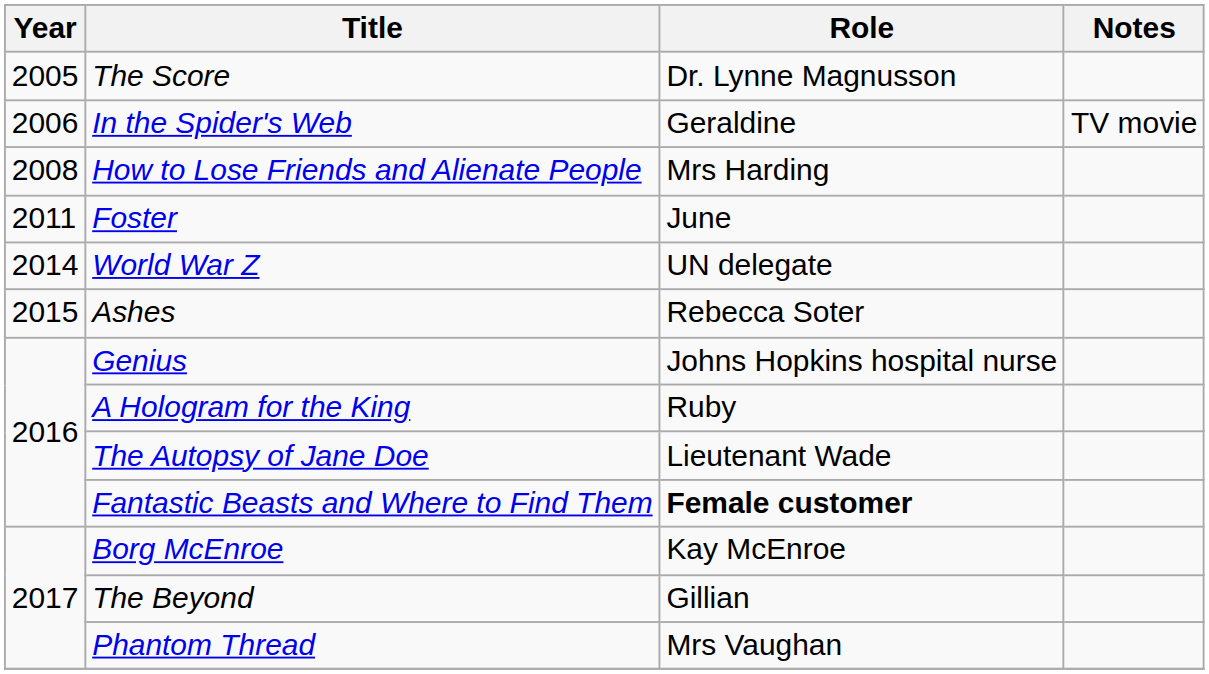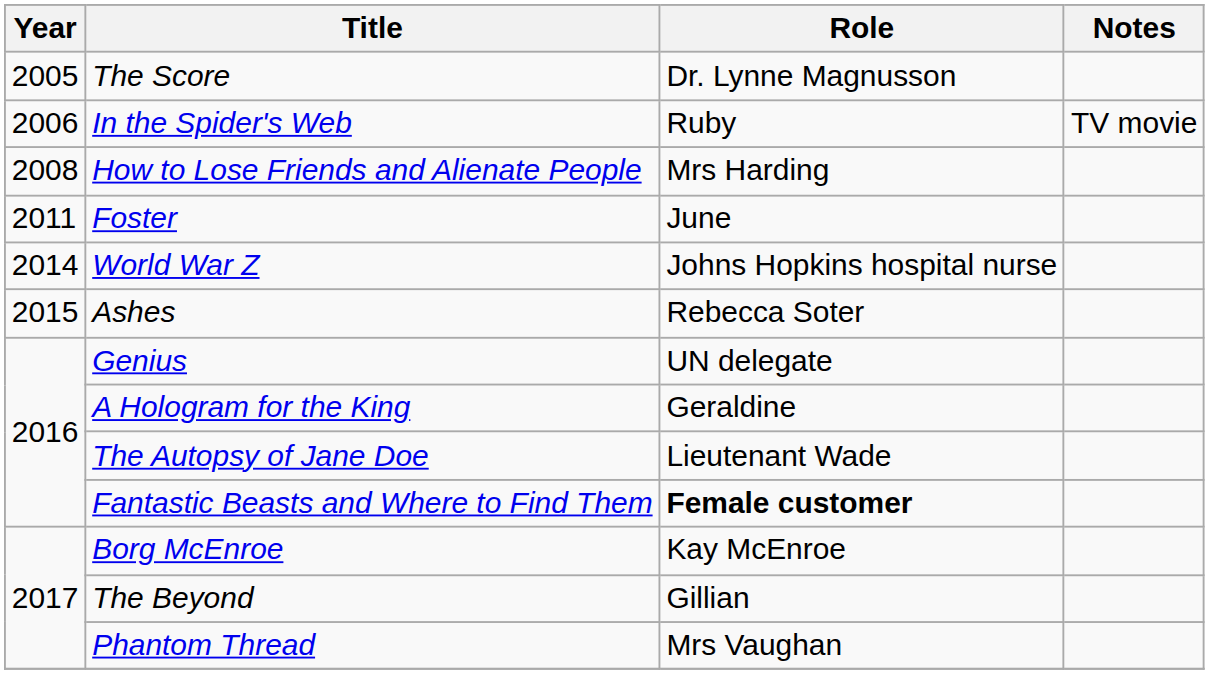(731, 123) Geraldine -> (701, 123) Ruby
(750, 265) UN delegate -> (862, 265) Johns Hopkins hospital nurse
(862, 360) Johns Hopkins hospital nurse -> (750, 360) UN delegate
(701, 407) Ruby -> (731, 407) Geraldine
